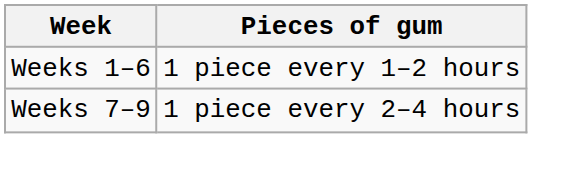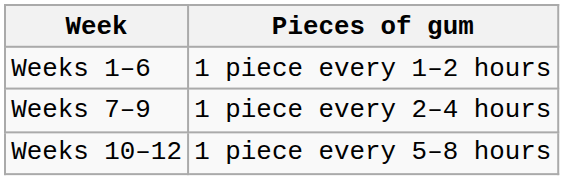+ row: (97, 153)
